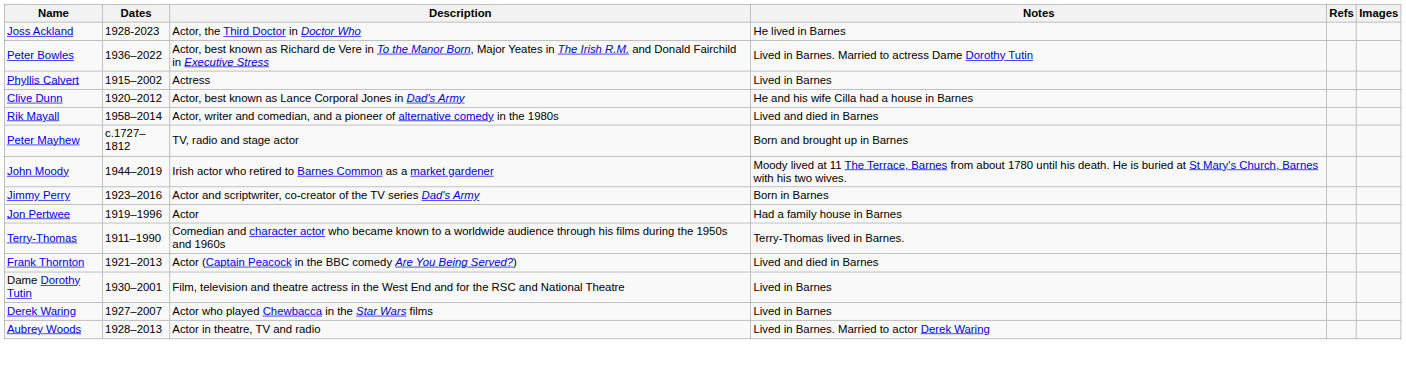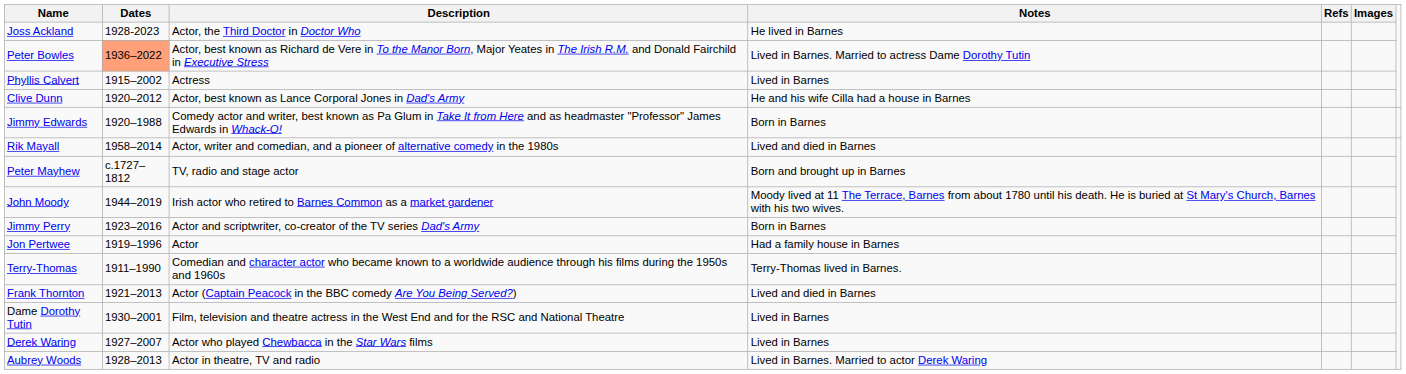(134, 55) no background -> (133, 55) lightsalmon background
+ row: (47, 122)
